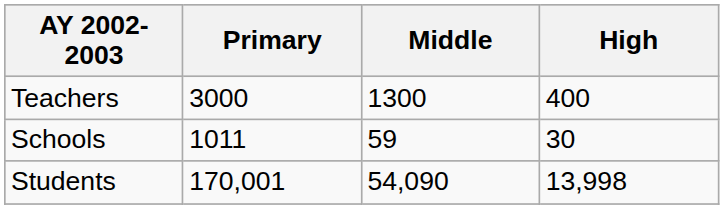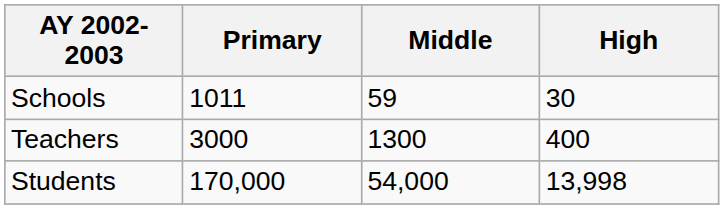rows swapped: (58, 139) <-> (65, 97)
(237, 181) 170,001 -> (237, 181) 170,000
(408, 181) 54,090 -> (408, 181) 54,000
